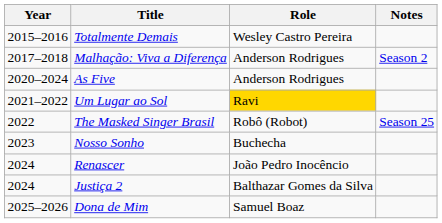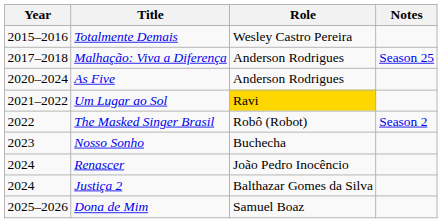(403, 57) Season 2 -> (407, 57) Season 25
(407, 121) Season 25 -> (403, 121) Season 2
